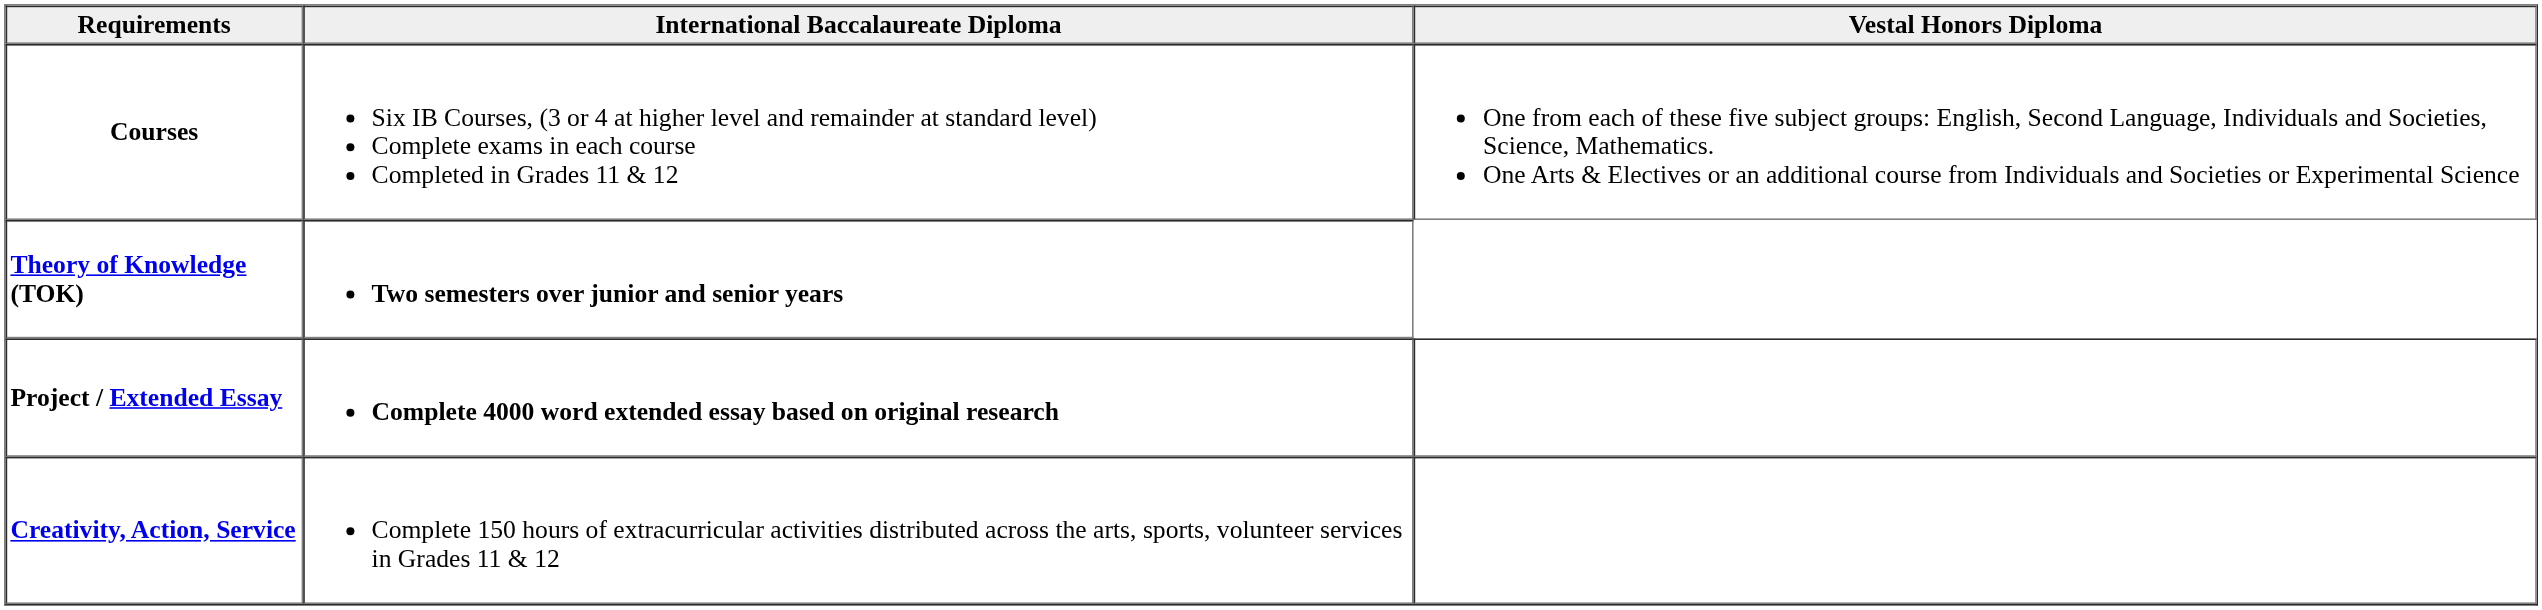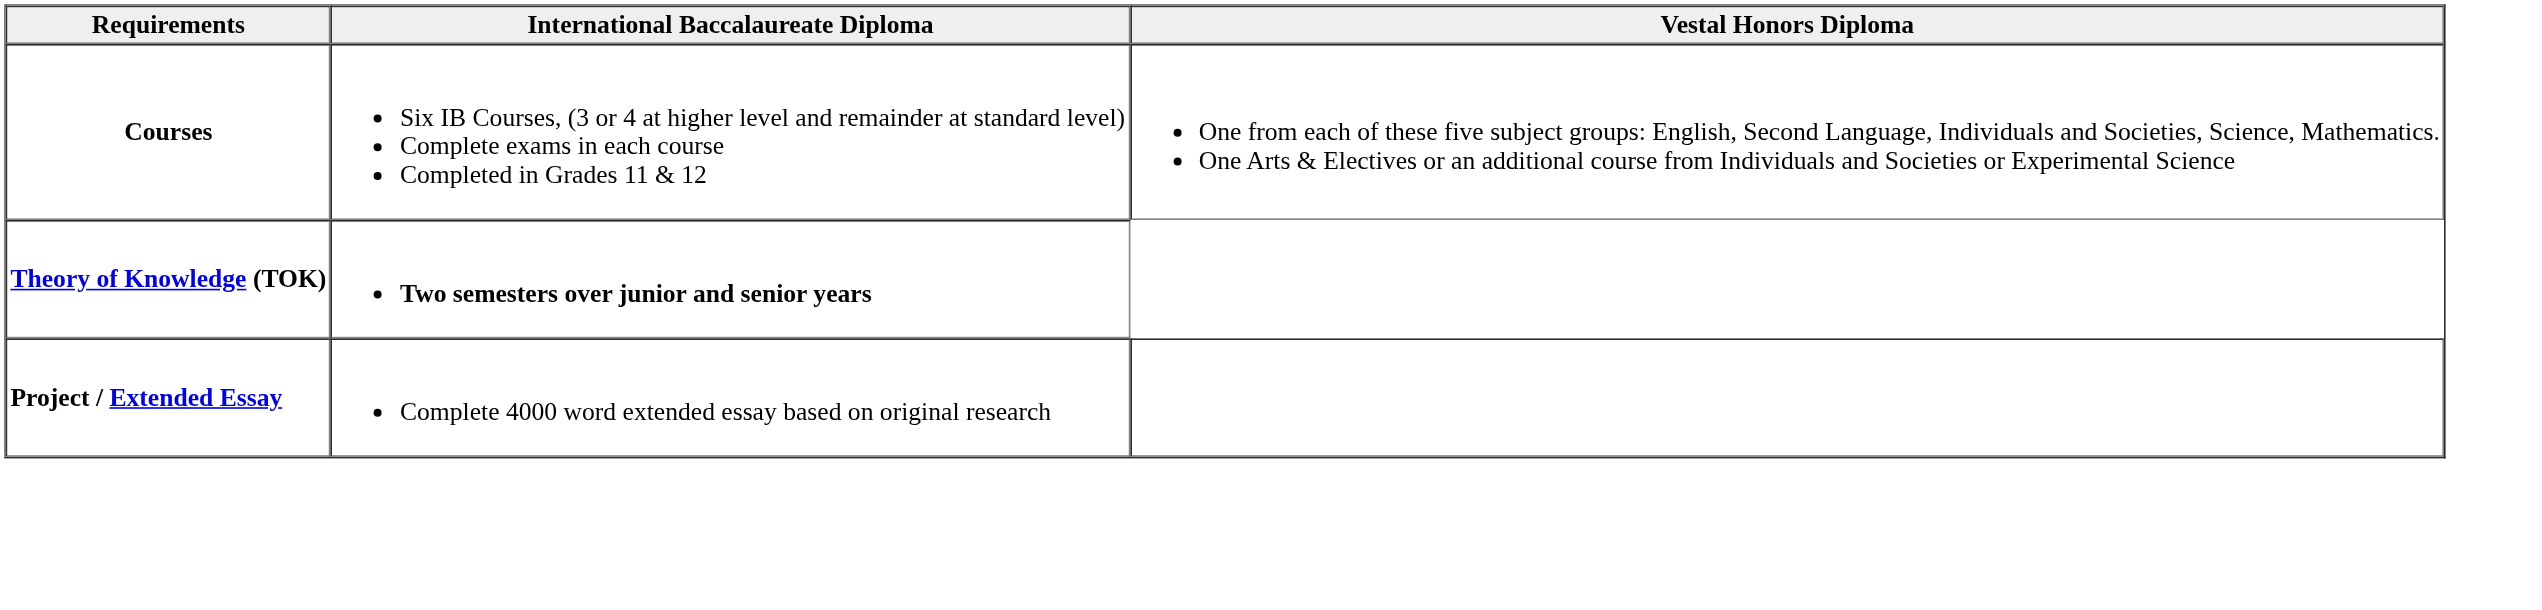(859, 412) bold -> (731, 412) normal
- row: (153, 530)
